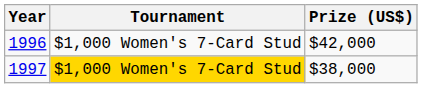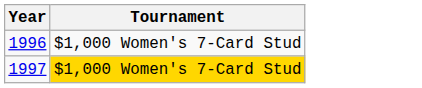- column: (361, 18)
